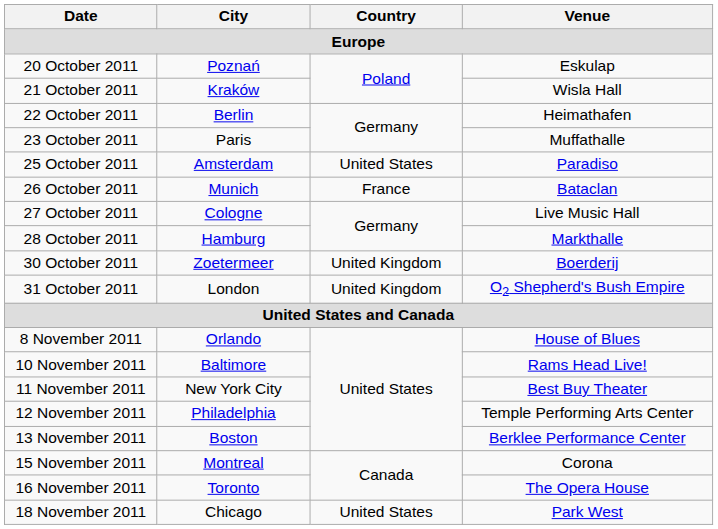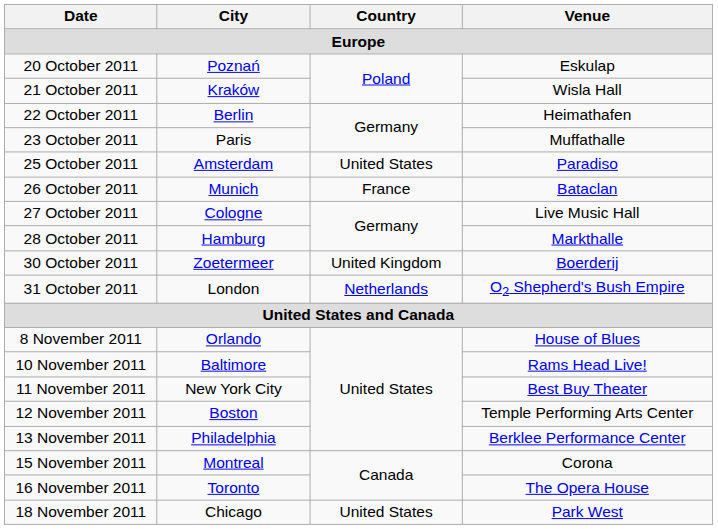(386, 289) United Kingdom -> (386, 289) Netherlands
(233, 413) Philadelphia -> (233, 413) Boston
(233, 438) Boston -> (233, 438) Philadelphia
